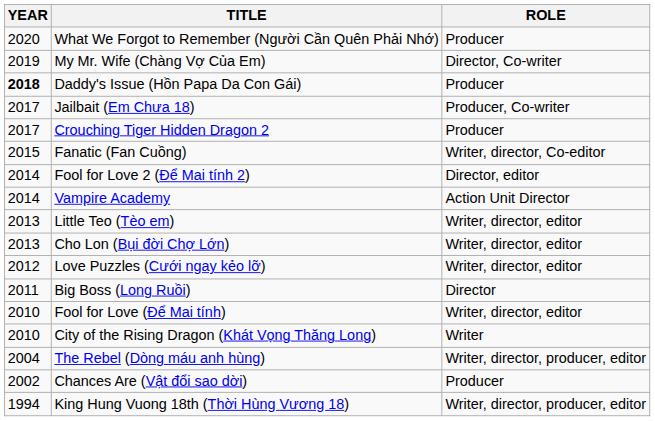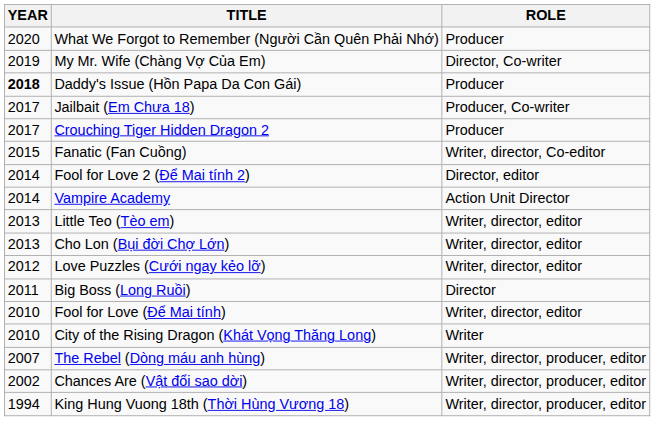(24, 358) 2004 -> (24, 358) 2007
(475, 381) Producer -> (546, 381) Writer, director, producer, editor
